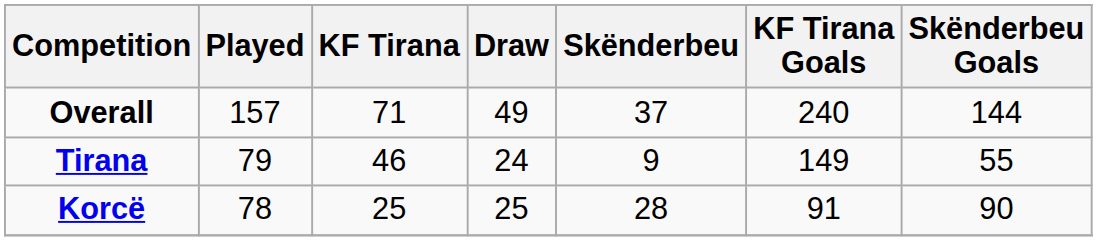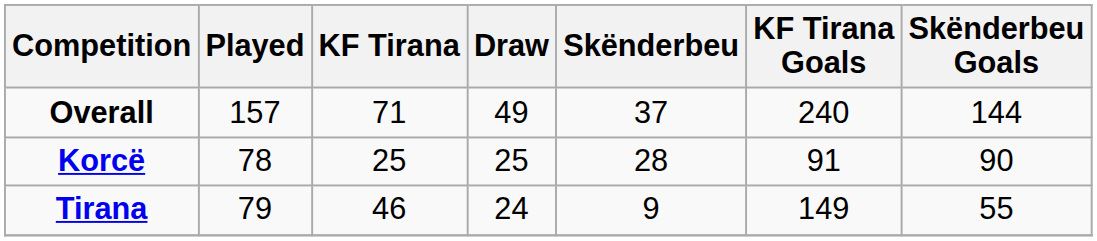rows swapped: (102, 160) <-> (102, 209)
